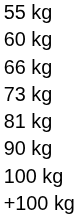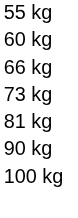- row: (39, 203)
